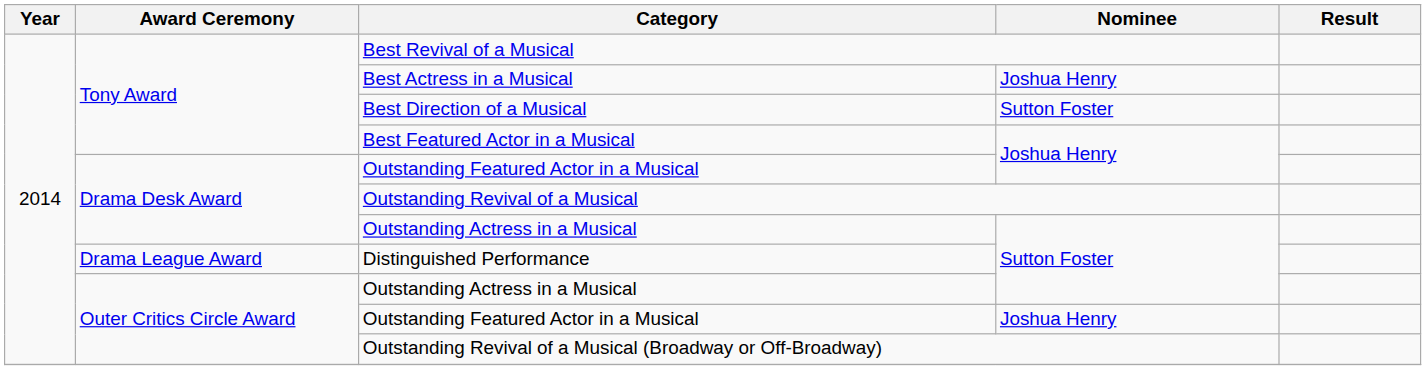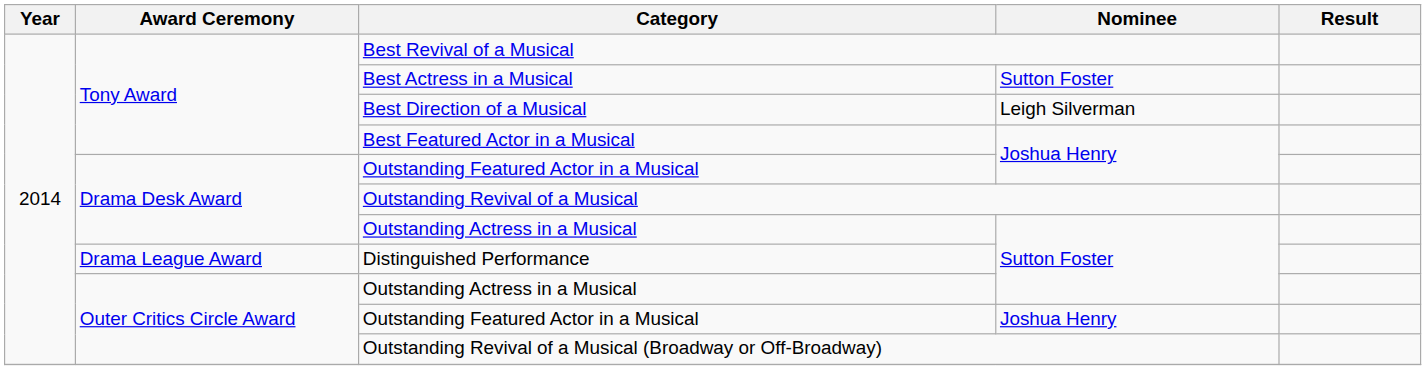(1058, 79) Joshua Henry -> (1057, 79) Sutton Foster
(1057, 109) Sutton Foster -> (1068, 109) Leigh Silverman
